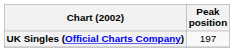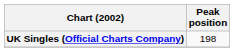(208, 39) 197 -> (208, 39) 198
